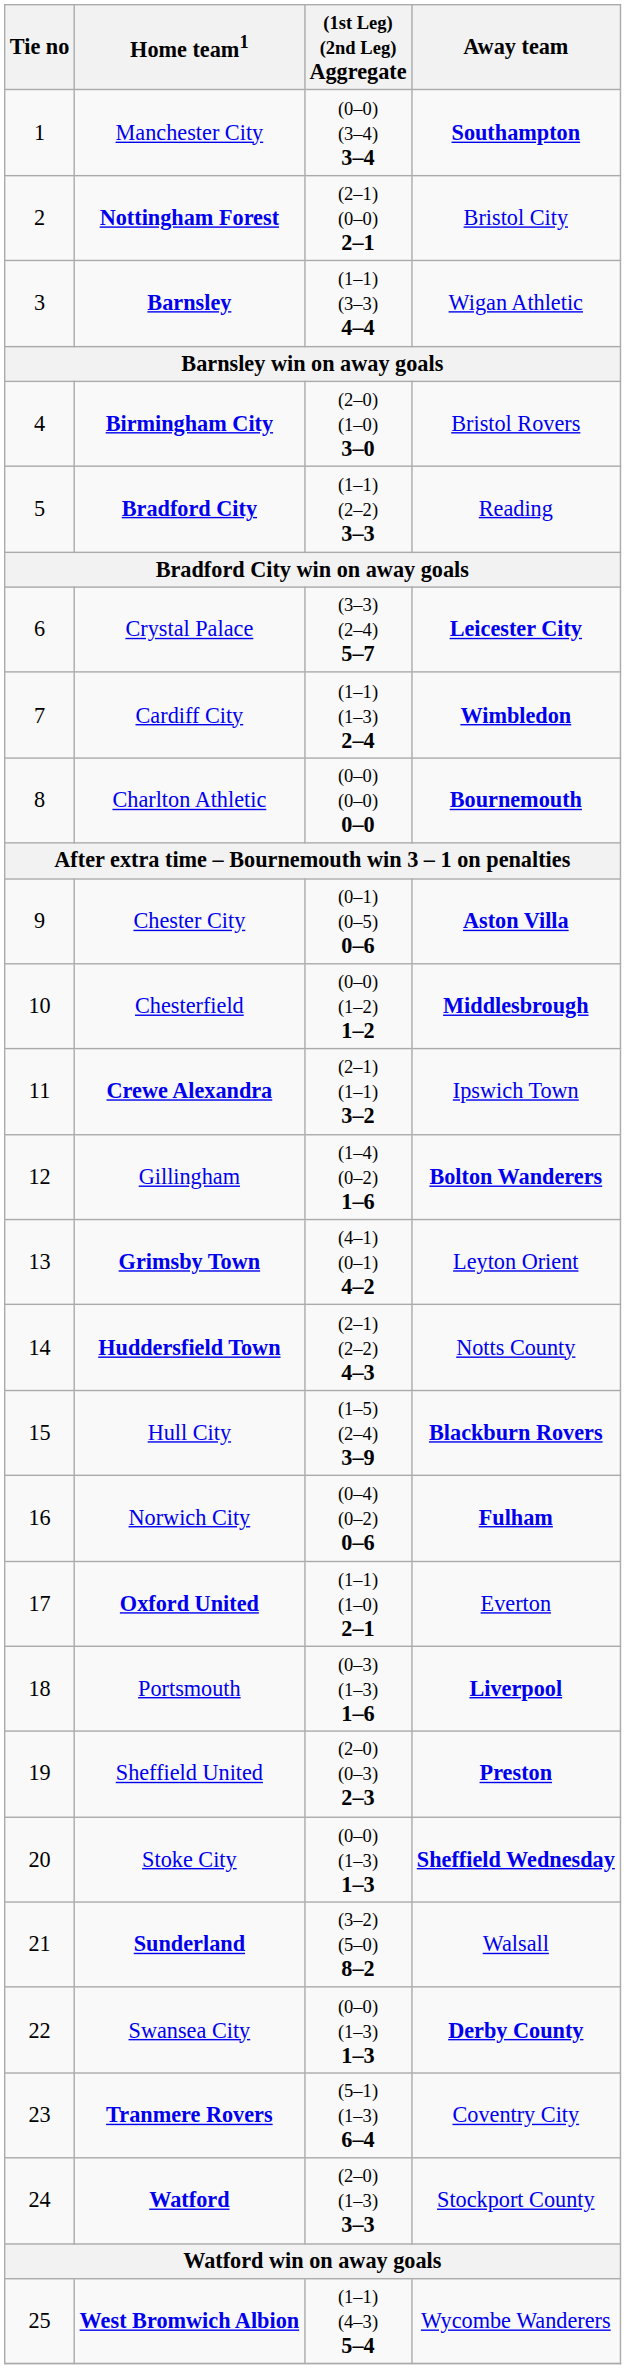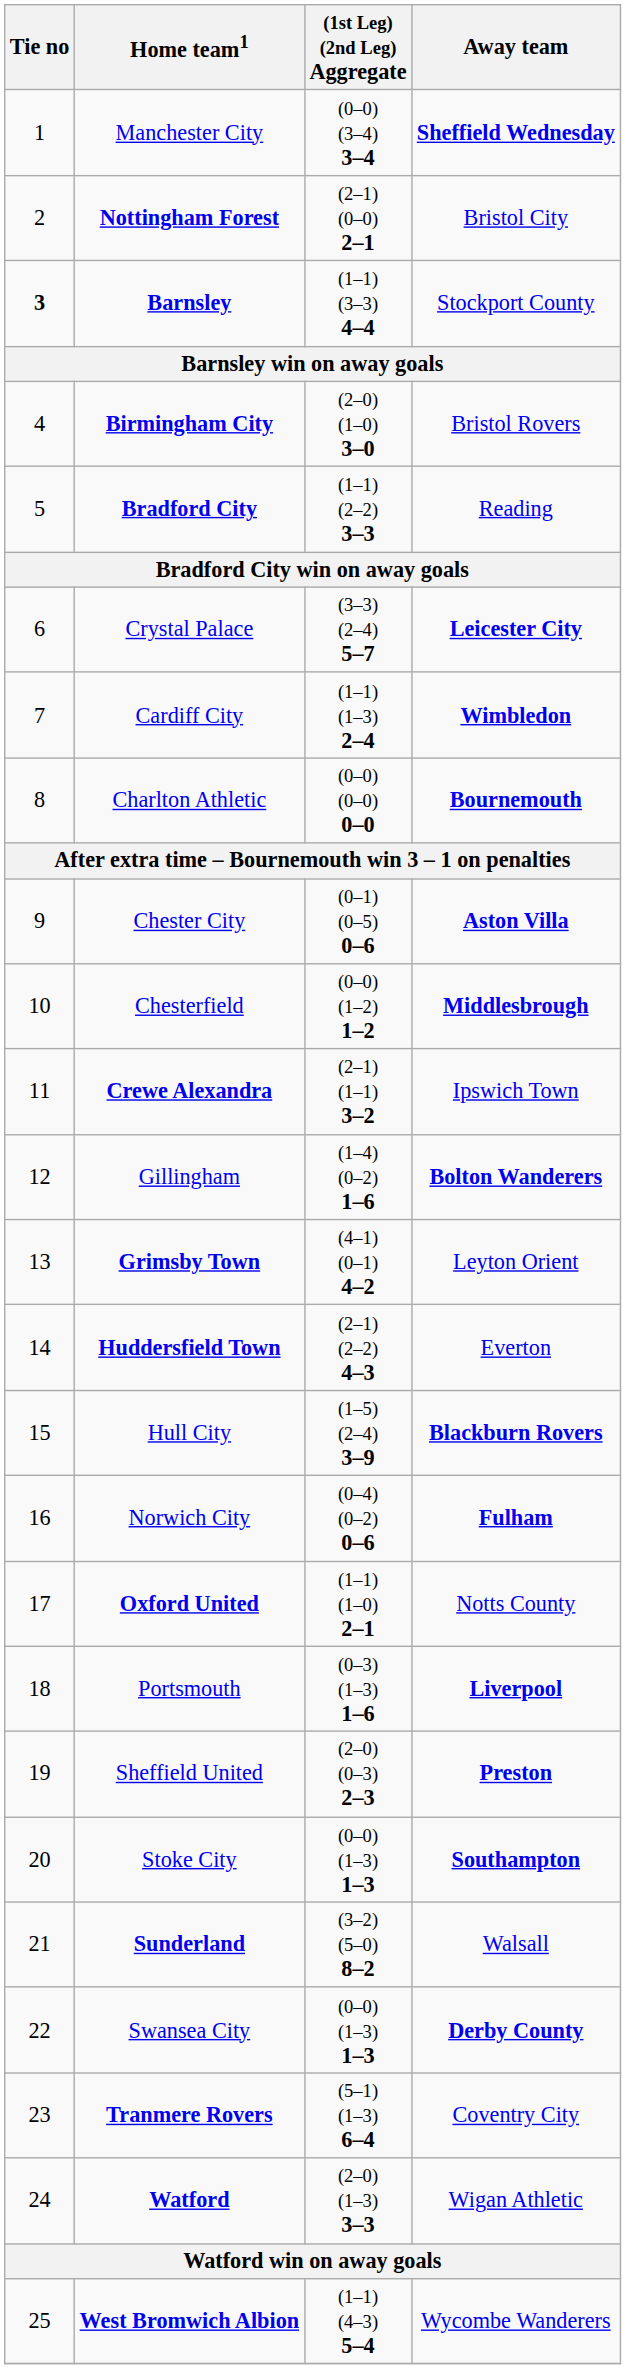(516, 132) Southampton -> (516, 132) Sheffield Wednesday
(40, 303) normal -> (40, 303) bold
(516, 303) Wigan Athletic -> (516, 303) Stockport County
(516, 1347) Notts County -> (516, 1347) Everton
(516, 1603) Everton -> (516, 1603) Notts County
(516, 1859) Sheffield Wednesday -> (516, 1859) Southampton
(516, 2200) Stockport County -> (516, 2200) Wigan Athletic
